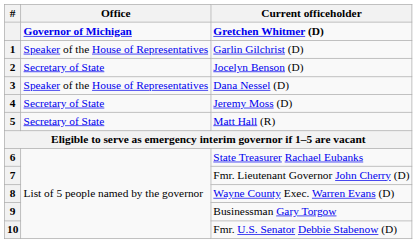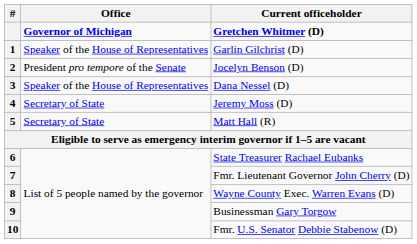(64, 67) Secretary of State -> (105, 67) President pro tempore of the Senate
